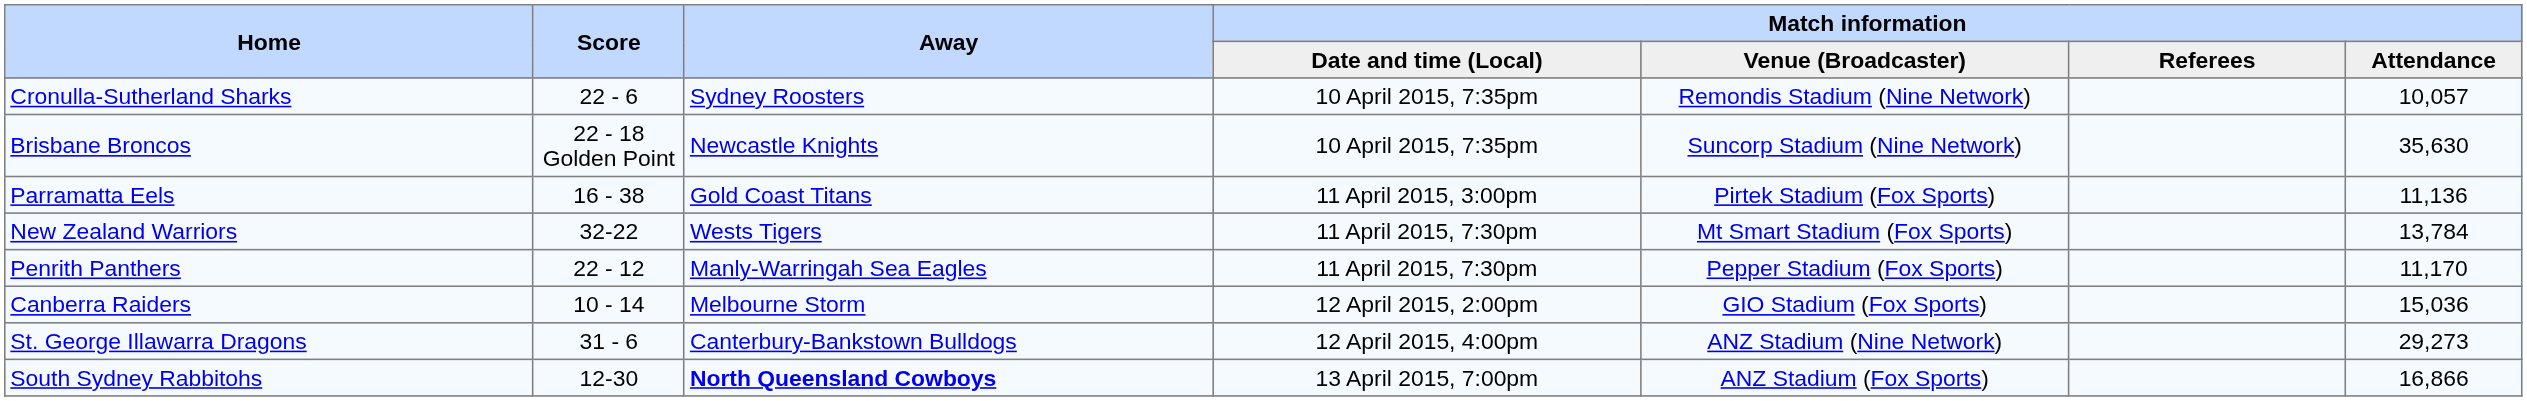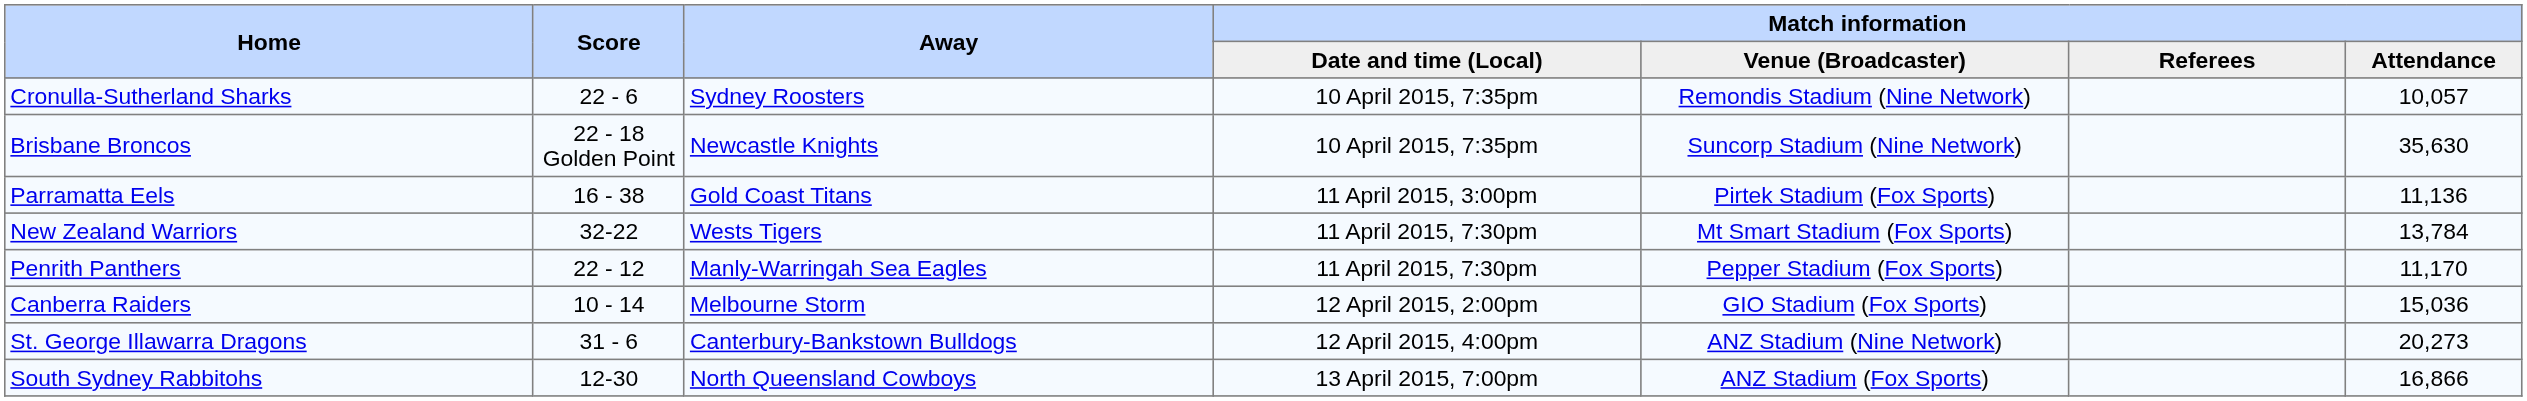(2434, 341) 29,273 -> (2434, 341) 20,273
(843, 378) bold -> (833, 378) normal
